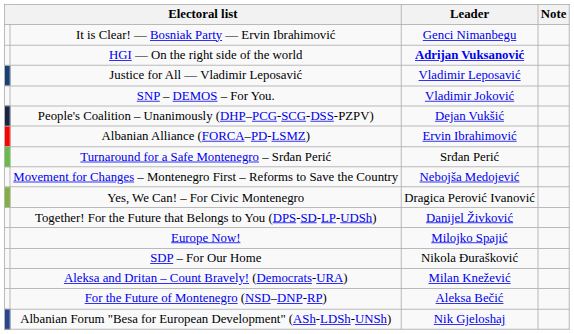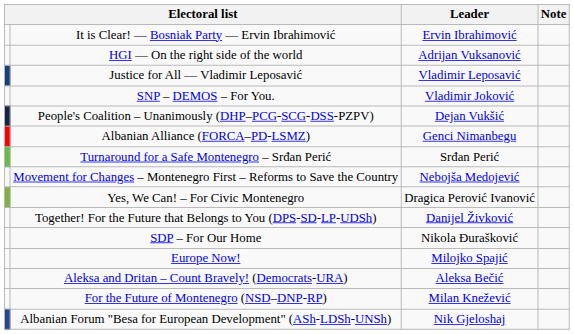(470, 34) Genci Nimanbegu -> (470, 34) Ervin Ibrahimović
(470, 55) bold -> (470, 55) normal
(470, 136) Ervin Ibrahimović -> (470, 136) Genci Nimanbegu
rows swapped: (206, 237) <-> (206, 258)
(470, 278) Milan Knežević -> (470, 278) Aleksa Bečić
(470, 298) Aleksa Bečić -> (470, 298) Milan Knežević
